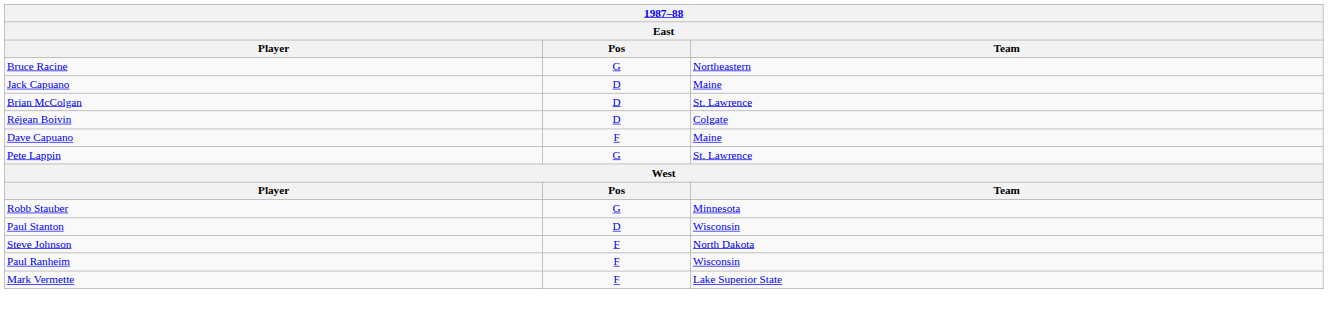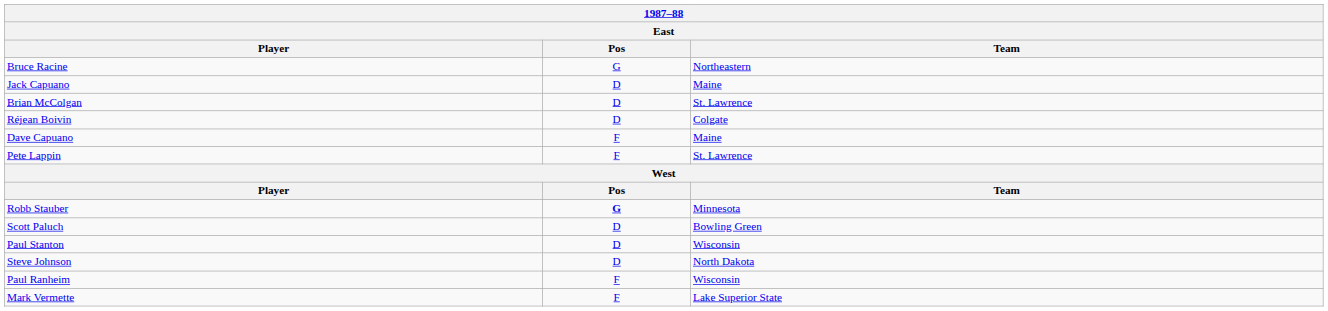(617, 155) G -> (617, 155) F
(617, 208) normal -> (617, 208) bold
+ row: (35, 226)
(617, 244) F -> (617, 262) D
